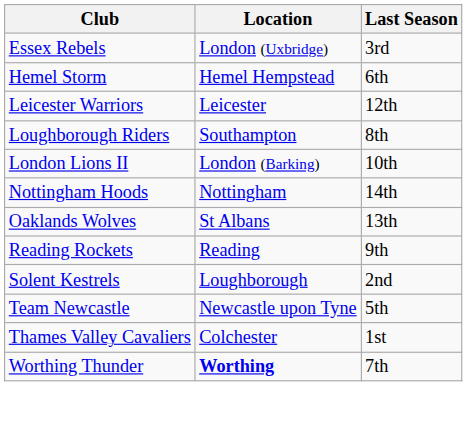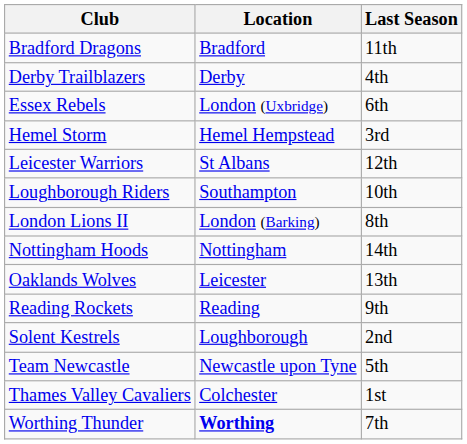+ row: (75, 47)
+ row: (77, 76)
(377, 47) 3rd -> (377, 105) 6th
(377, 76) 6th -> (377, 134) 3rd
(233, 105) Leicester -> (234, 163) St Albans
(377, 134) 8th -> (381, 192) 10th
(381, 163) 10th -> (377, 221) 8th
(234, 221) St Albans -> (233, 279) Leicester
